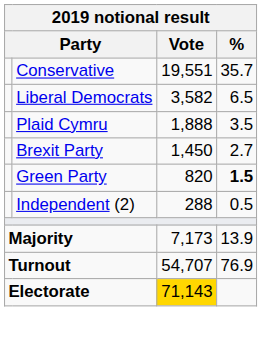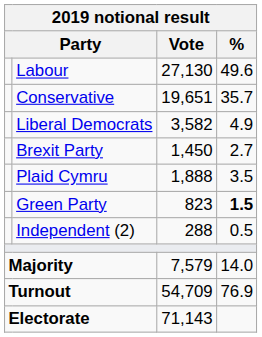+ row: (42, 71)
(187, 71) 19,551 -> (187, 97) 19,651
(241, 97) 6.5 -> (241, 124) 4.9
rows swapped: (62, 124) <-> (60, 151)
(199, 177) 820 -> (199, 204) 823
(192, 238) 7,173 -> (192, 265) 7,579
(237, 238) 13.9 -> (237, 265) 14.0
(187, 265) 54,707 -> (187, 292) 54,709
(187, 292) gold background -> (187, 318) no background
